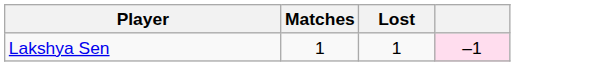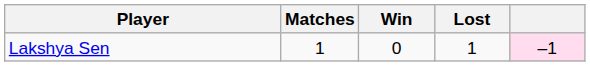+ column: (397, 19)
